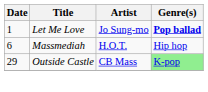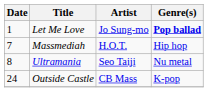(9, 45) 6 -> (9, 45) 7
+ row: (57, 62)
(12, 62) 29 -> (12, 78) 24
(167, 62) lightgreen background -> (167, 78) no background
